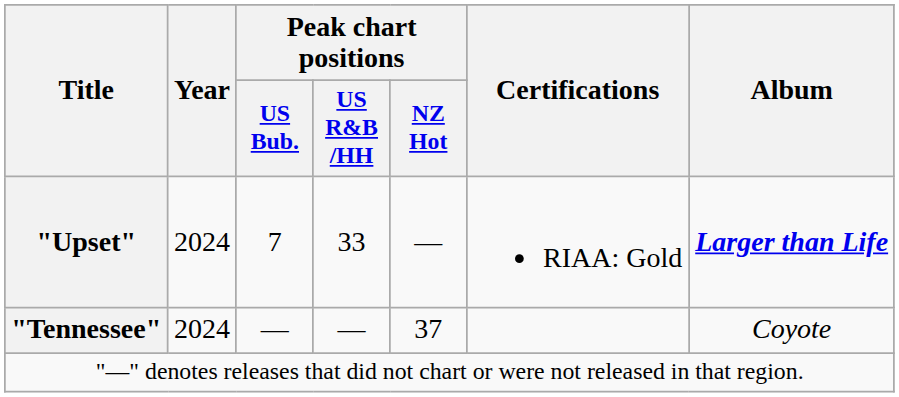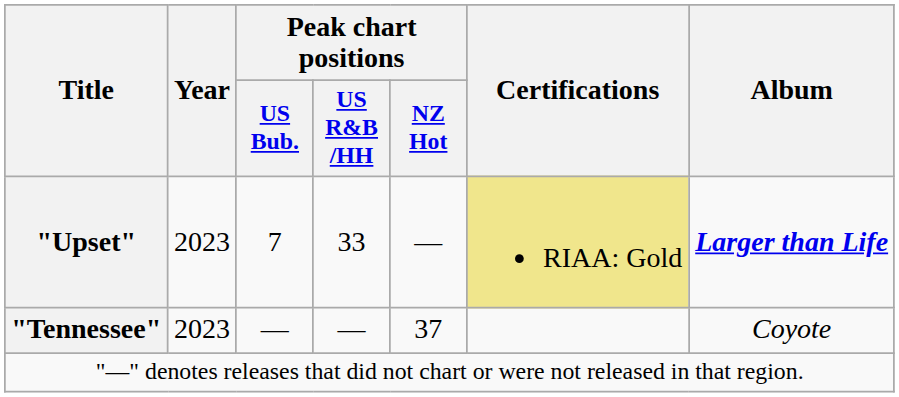(202, 241) 2024 -> (202, 241) 2023
(578, 258) no background -> (578, 258) khaki background
(202, 329) 2024 -> (202, 329) 2023
